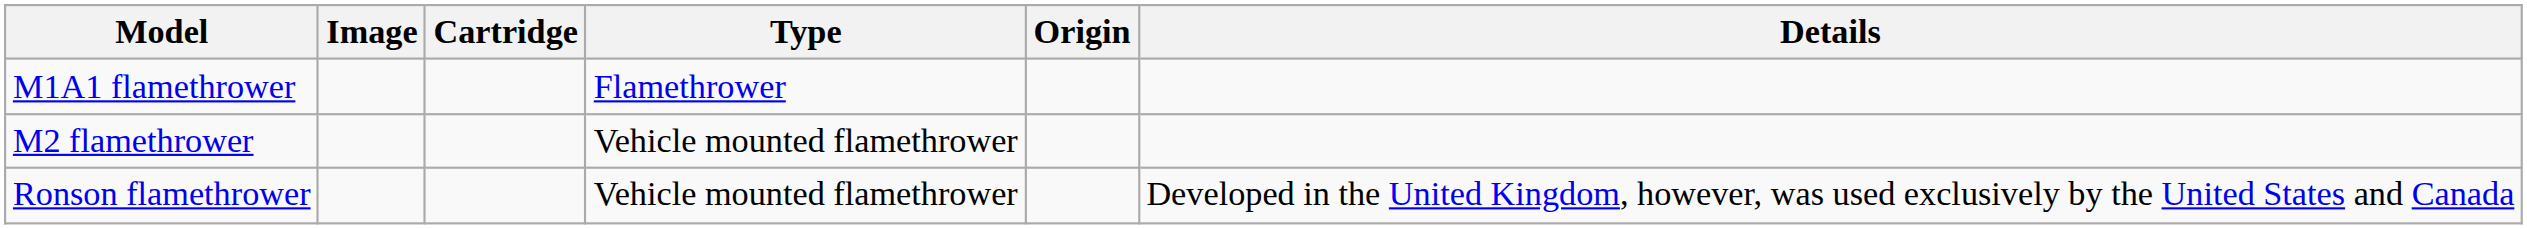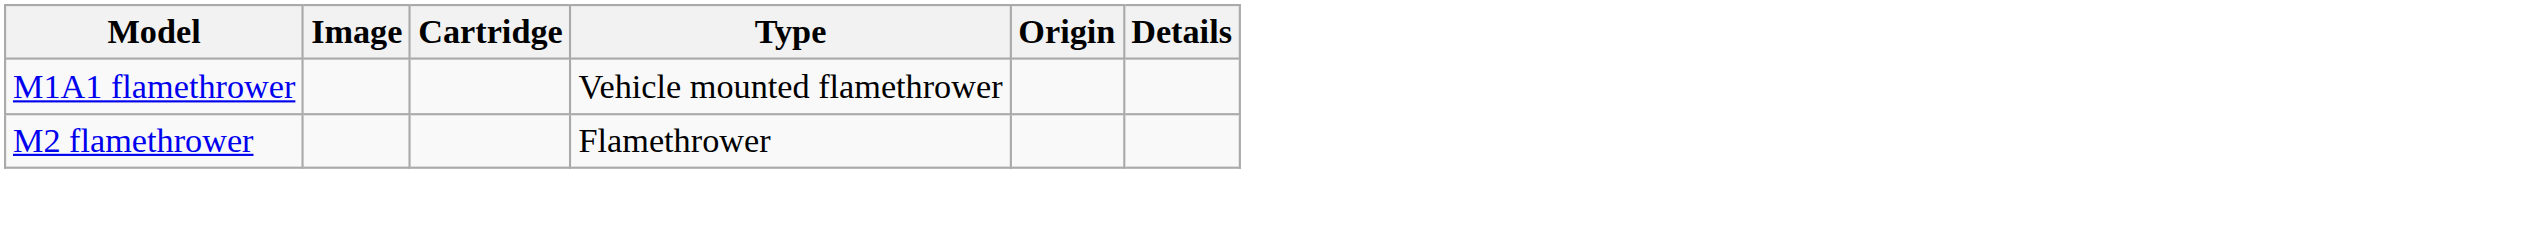(690, 85) Flamethrower -> (791, 85) Vehicle mounted flamethrower
(806, 140) Vehicle mounted flamethrower -> (675, 140) Flamethrower
- row: (162, 194)
